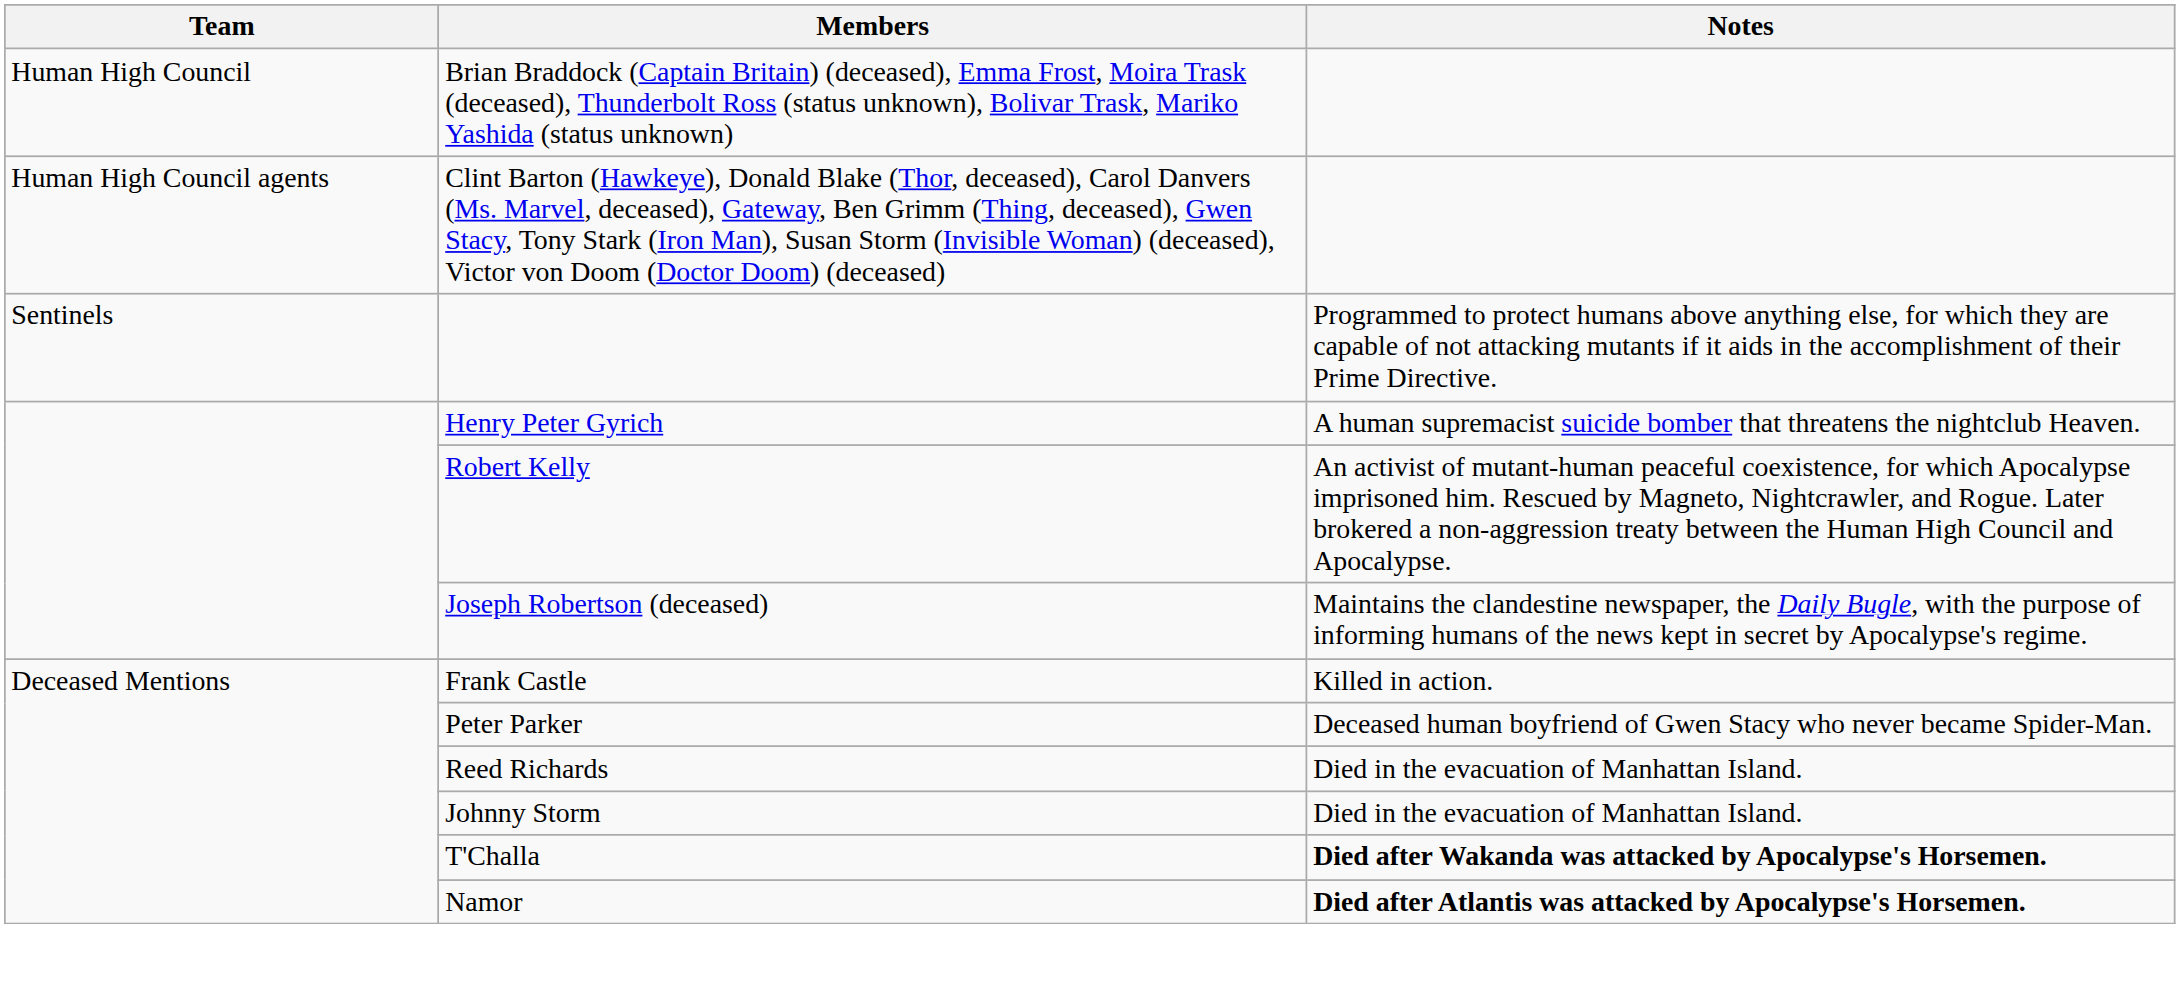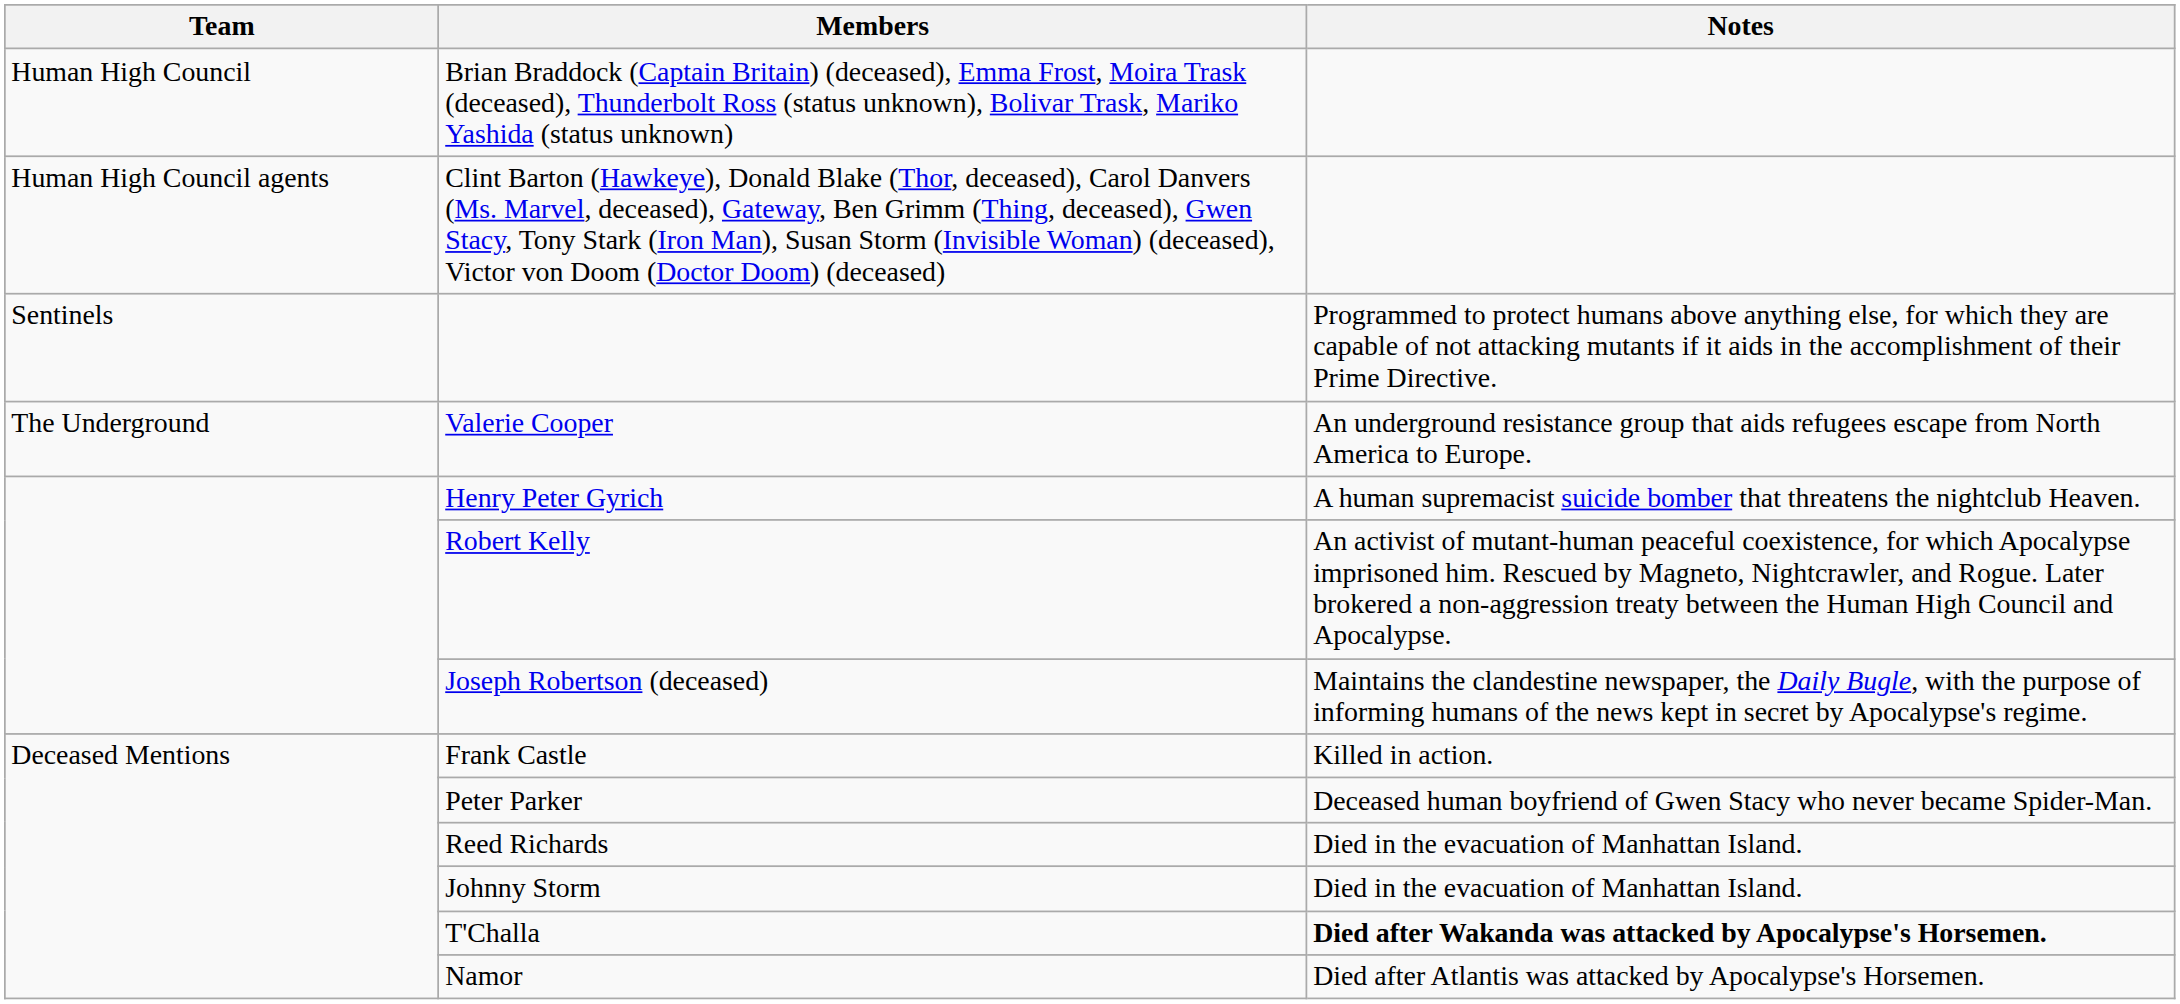+ row: (529, 422)
(1669, 900) bold -> (1649, 976) normal
